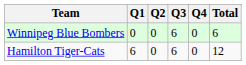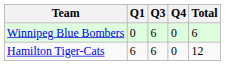- column: (158, 13)
